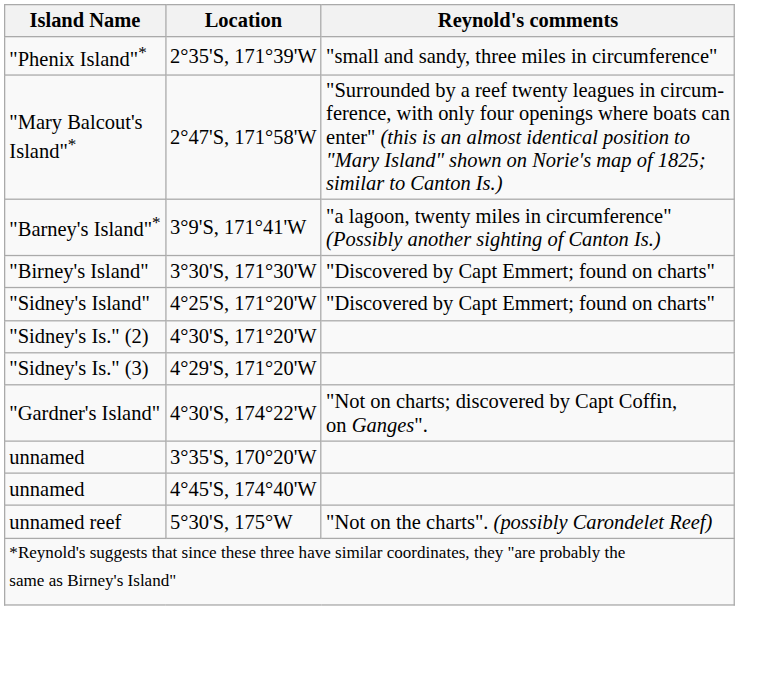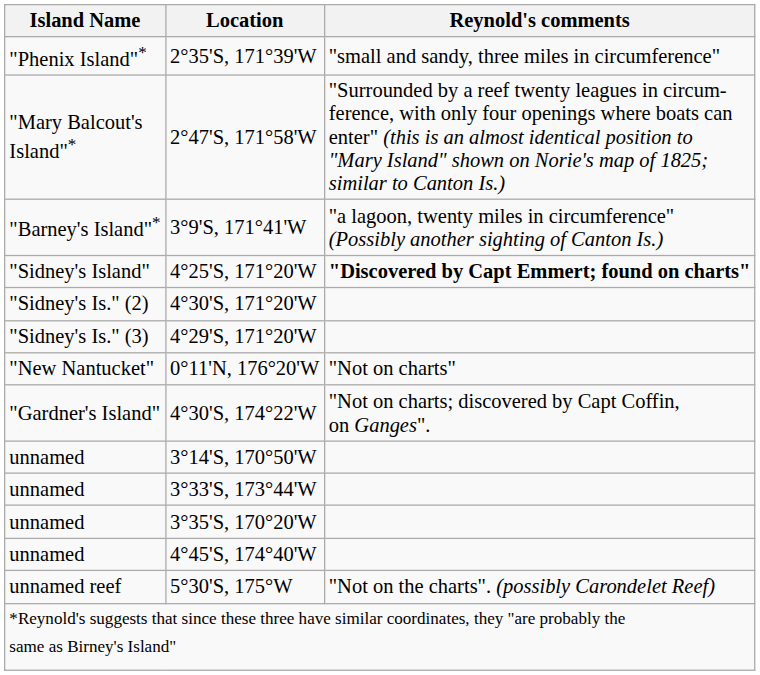- row: (243, 271)
(520, 303) normal -> (540, 271) bold
+ row: (245, 368)
+ row: (243, 456)
+ row: (243, 489)
